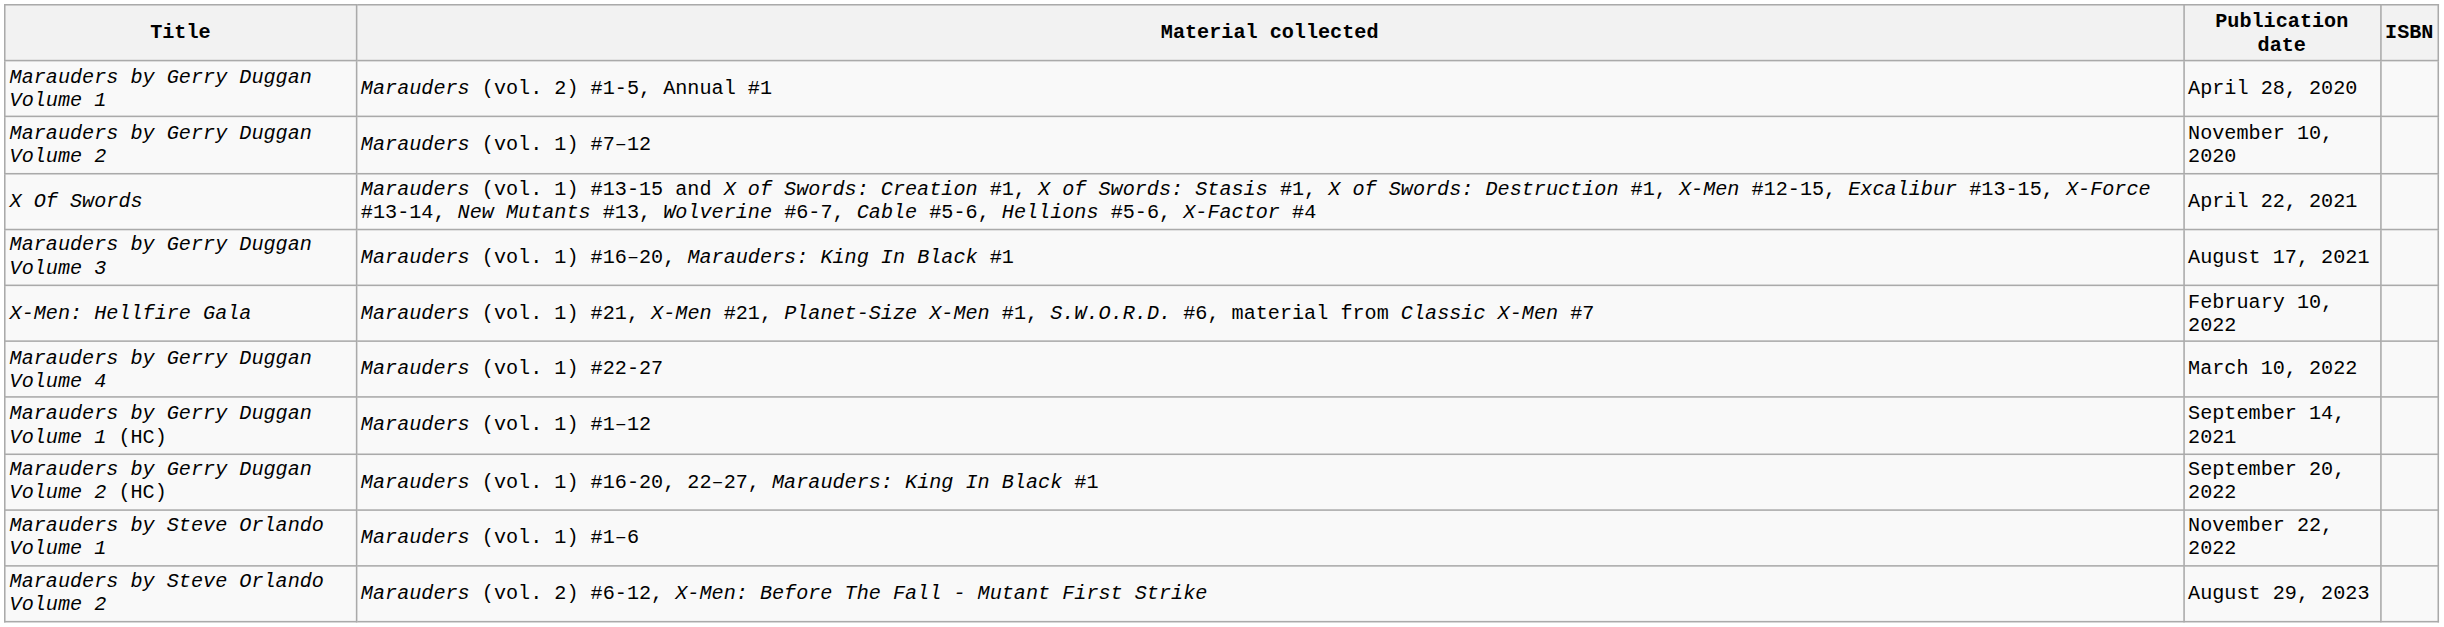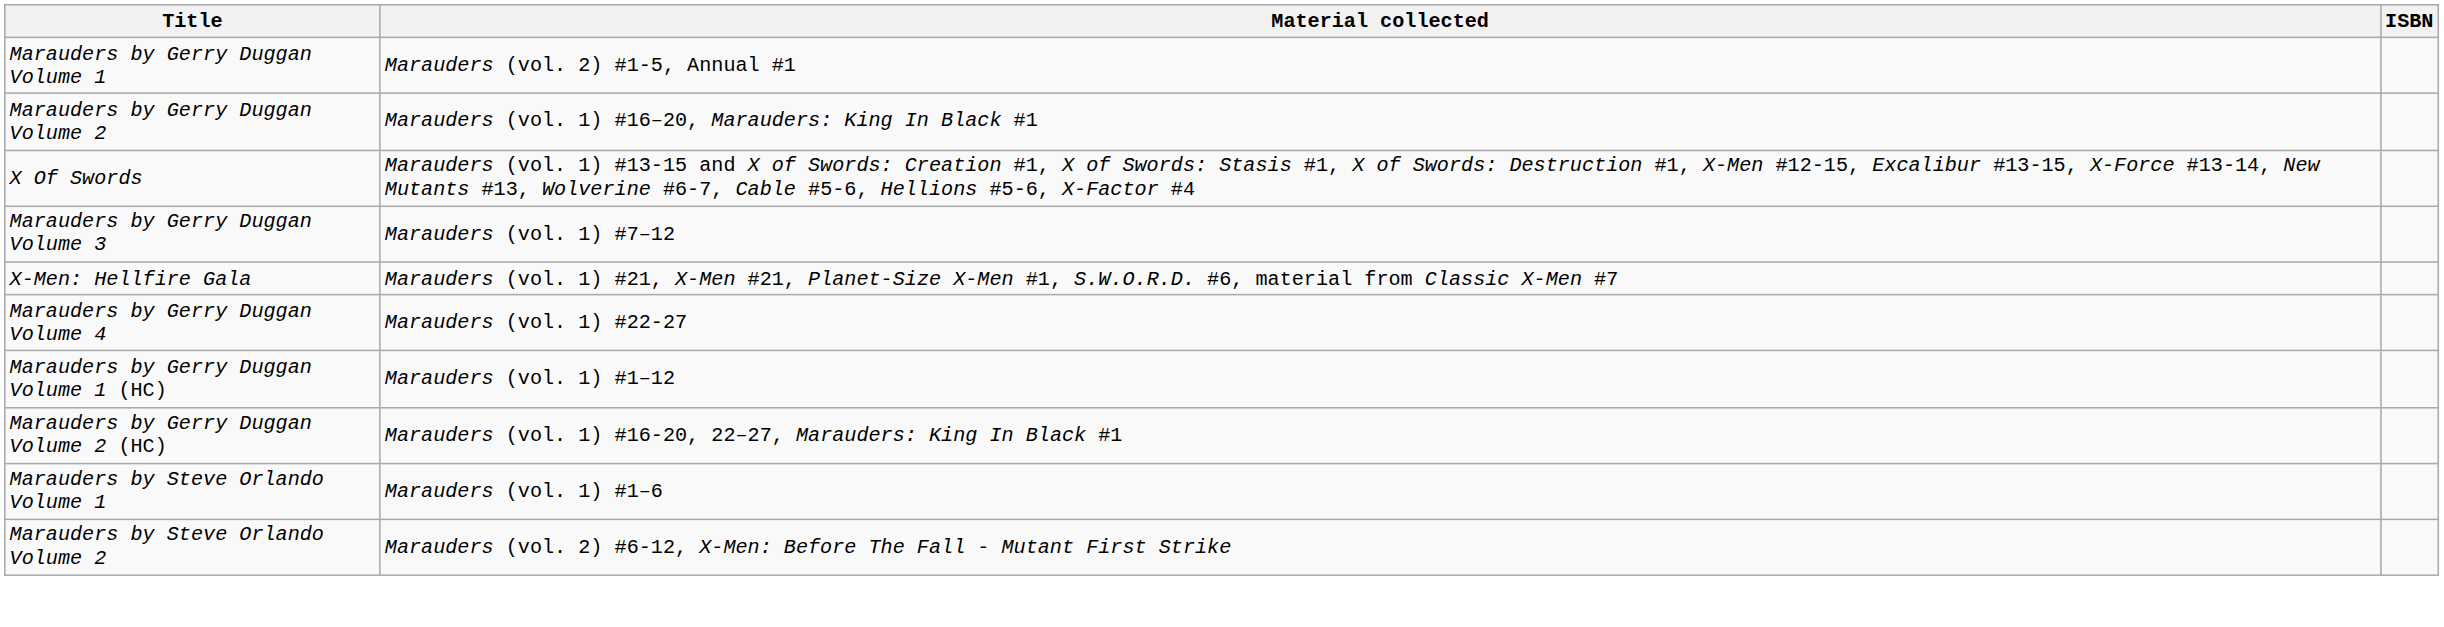- column: (2282, 33)
(506, 145) Marauders (vol. 1) #7–12 -> (711, 122) Marauders (vol. 1) #16–20, Marauders: King In Black #1
(687, 257) Marauders (vol. 1) #16–20, Marauders: King In Black #1 -> (530, 234) Marauders (vol. 1) #7–12
